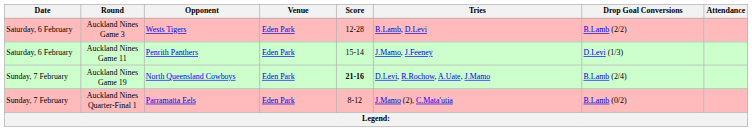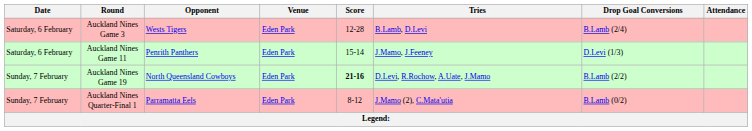(605, 30) B.Lamb (2/2) -> (605, 30) B.Lamb (2/4)
(605, 77) B.Lamb (2/4) -> (605, 77) B.Lamb (2/2)
